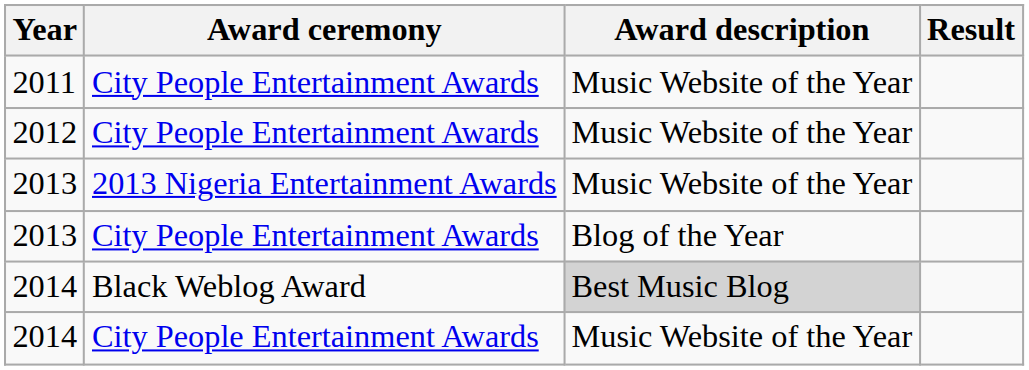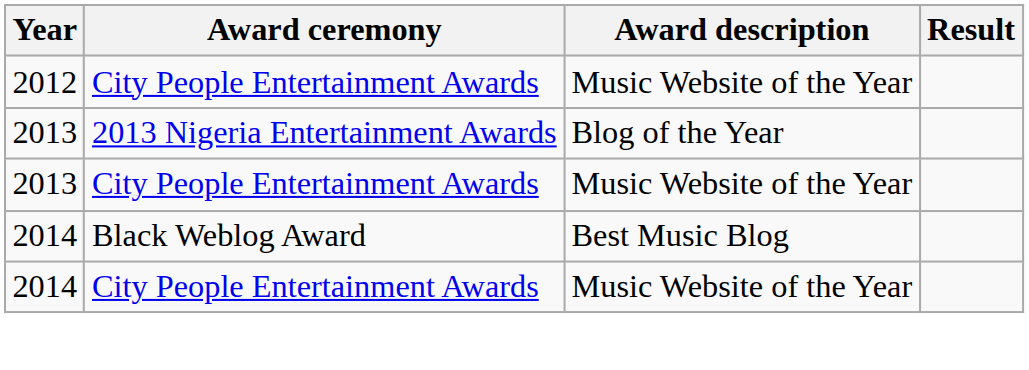- row: (44, 81)
(742, 183) Music Website of the Year -> (677, 132) Blog of the Year
(677, 235) Blog of the Year -> (742, 183) Music Website of the Year
(680, 286) lightgrey background -> (680, 235) no background
